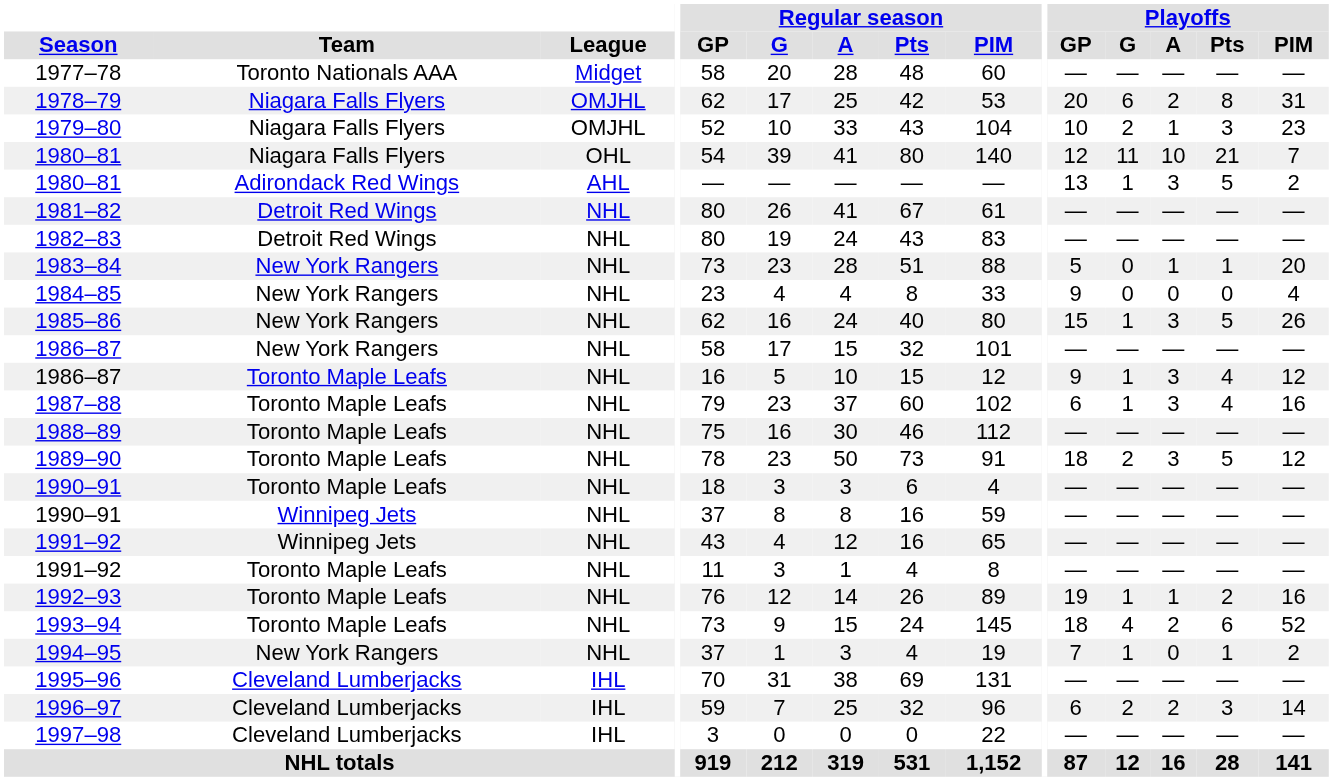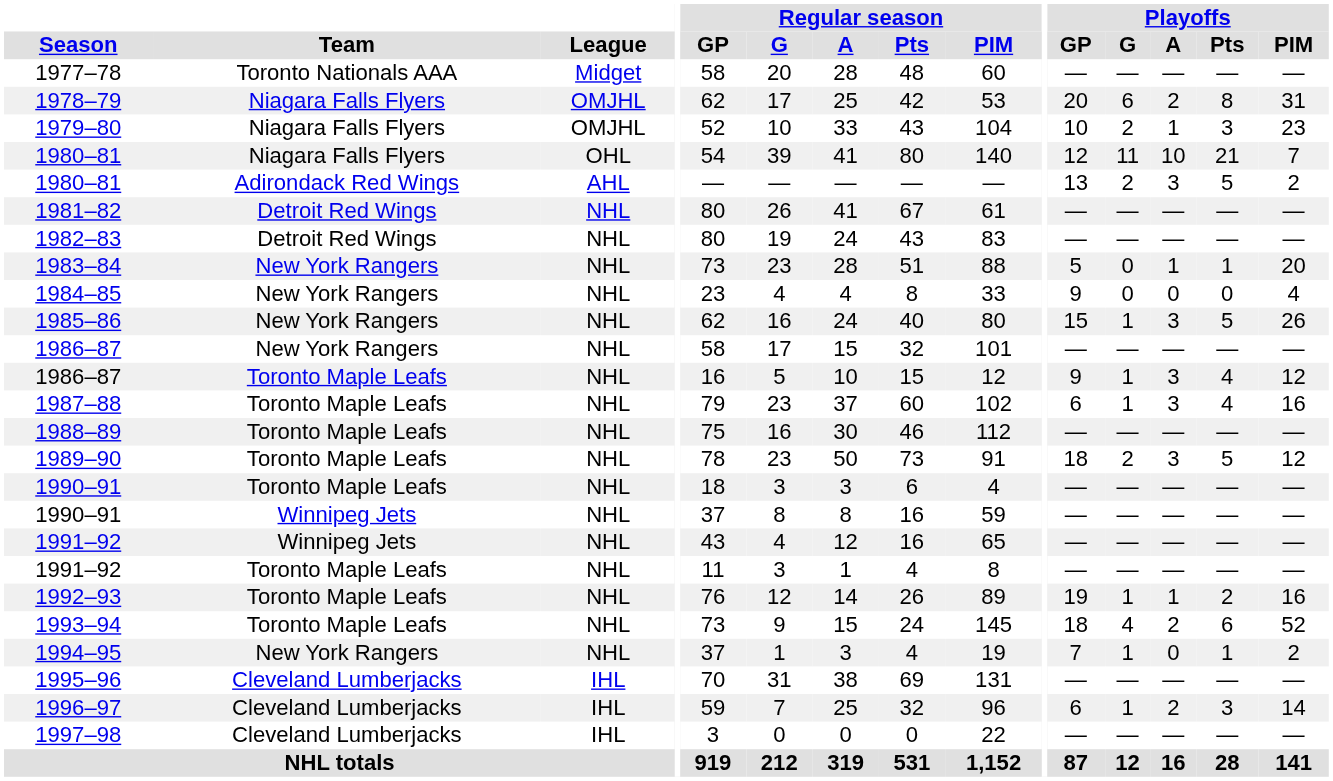(1128, 183) 1 -> (1128, 183) 2
(1128, 707) 2 -> (1128, 707) 1
